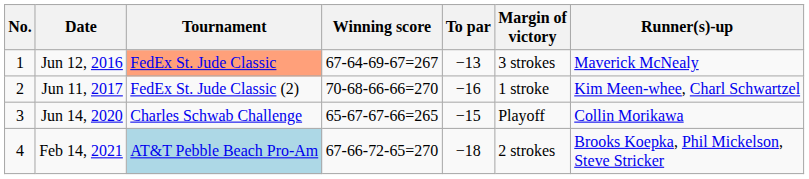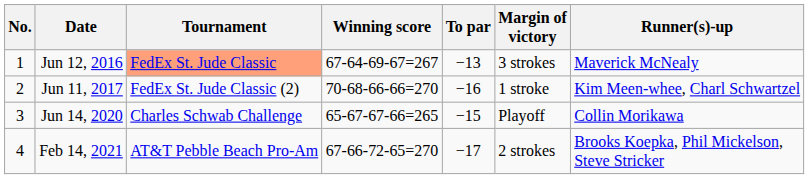(224, 151) lightblue background -> (224, 151) no background
(468, 151) −18 -> (468, 151) −17
